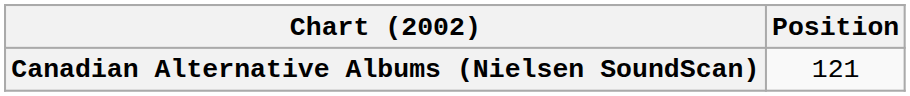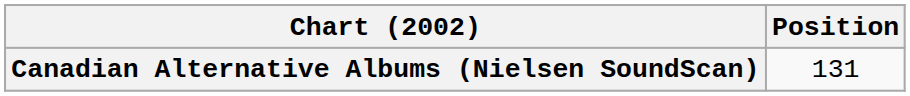(836, 70) 121 -> (836, 70) 131
